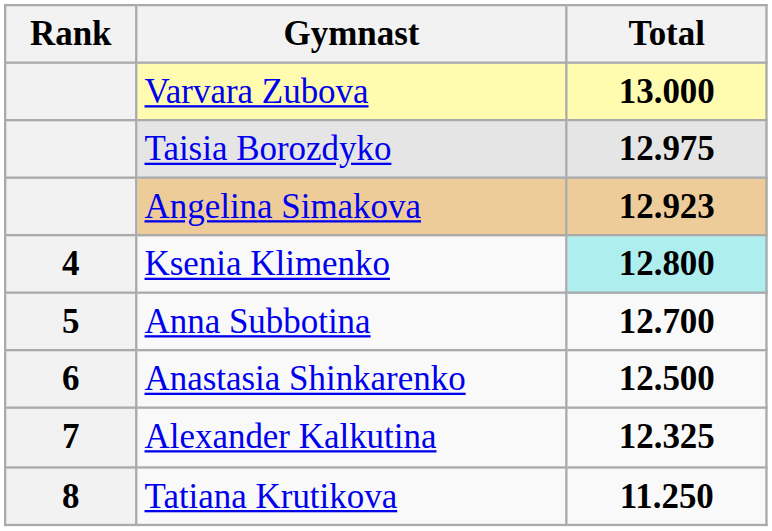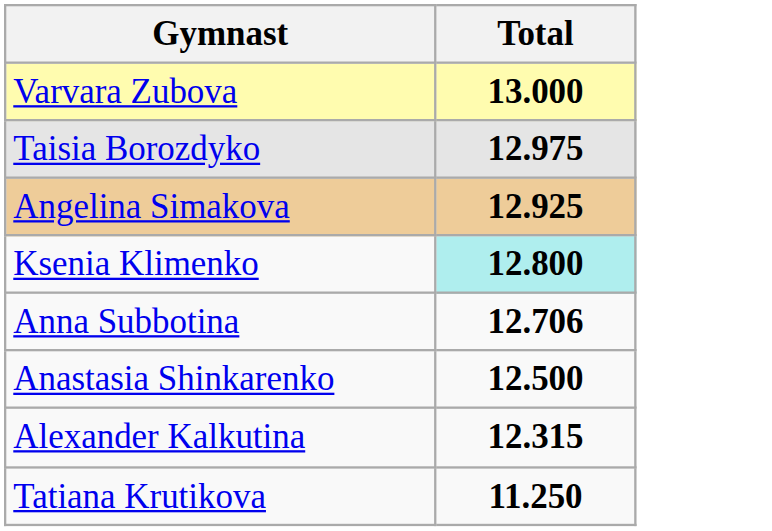- column: (71, 33)
(667, 206) 12.923 -> (535, 206) 12.925
(667, 321) 12.700 -> (535, 321) 12.706
(667, 437) 12.325 -> (535, 437) 12.315
